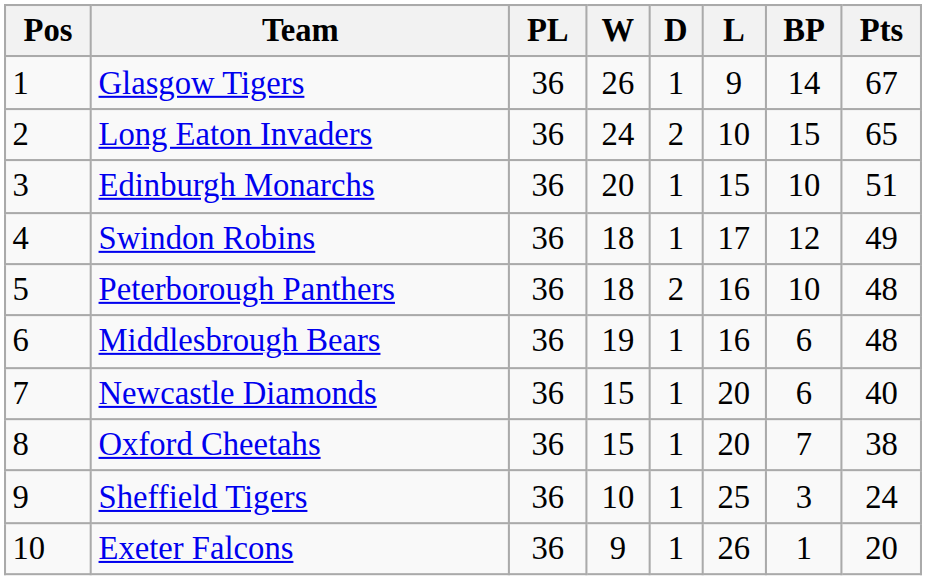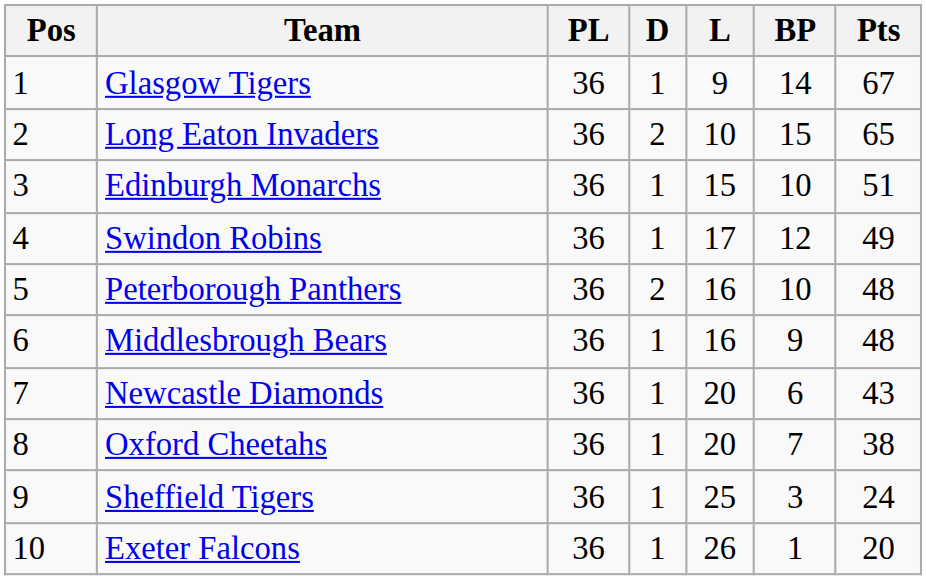- column: (618, 30)
(804, 340) 6 -> (795, 340) 9
(882, 392) 40 -> (879, 392) 43
